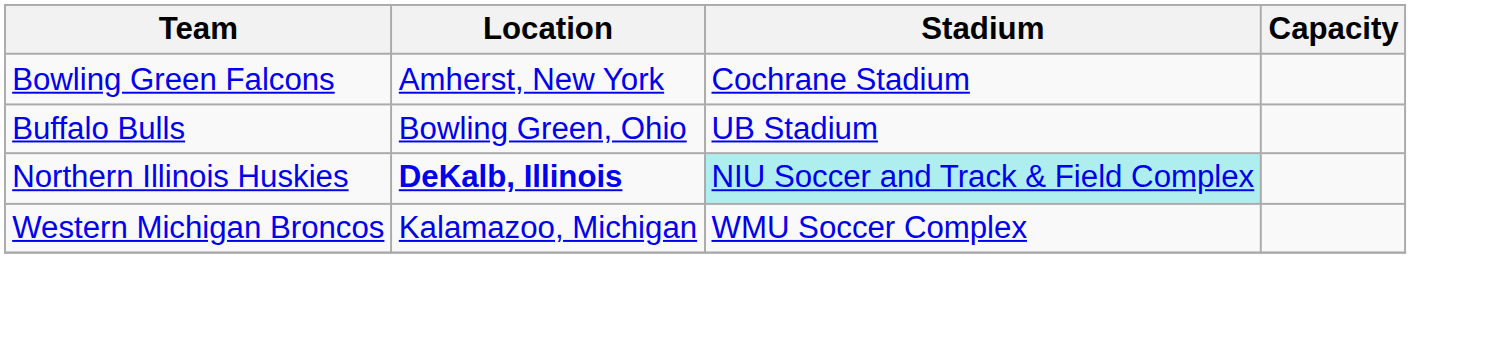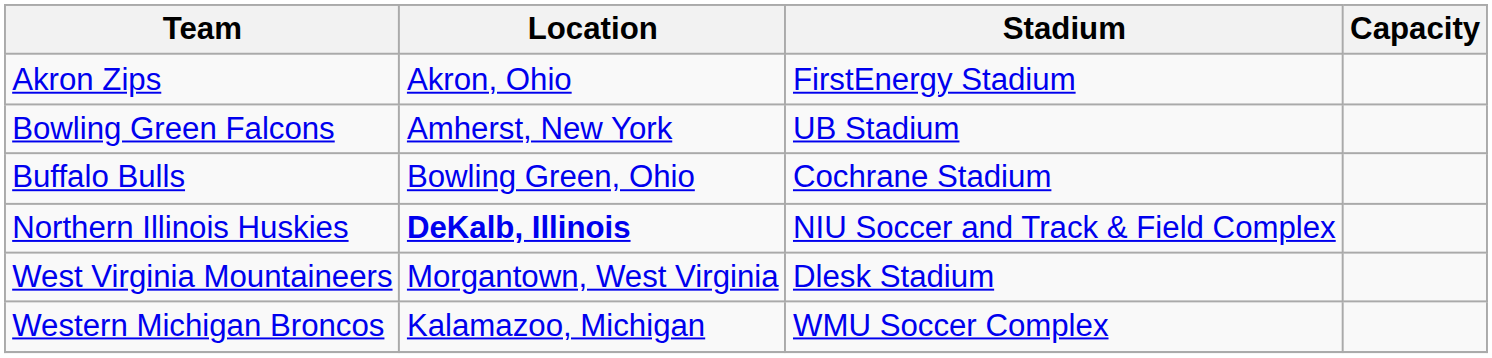+ row: (87, 78)
(841, 78) Cochrane Stadium -> (876, 128) UB Stadium
(795, 128) UB Stadium -> (922, 177) Cochrane Stadium
(983, 177) paleturquoise background -> (1064, 227) no background
+ row: (202, 276)
